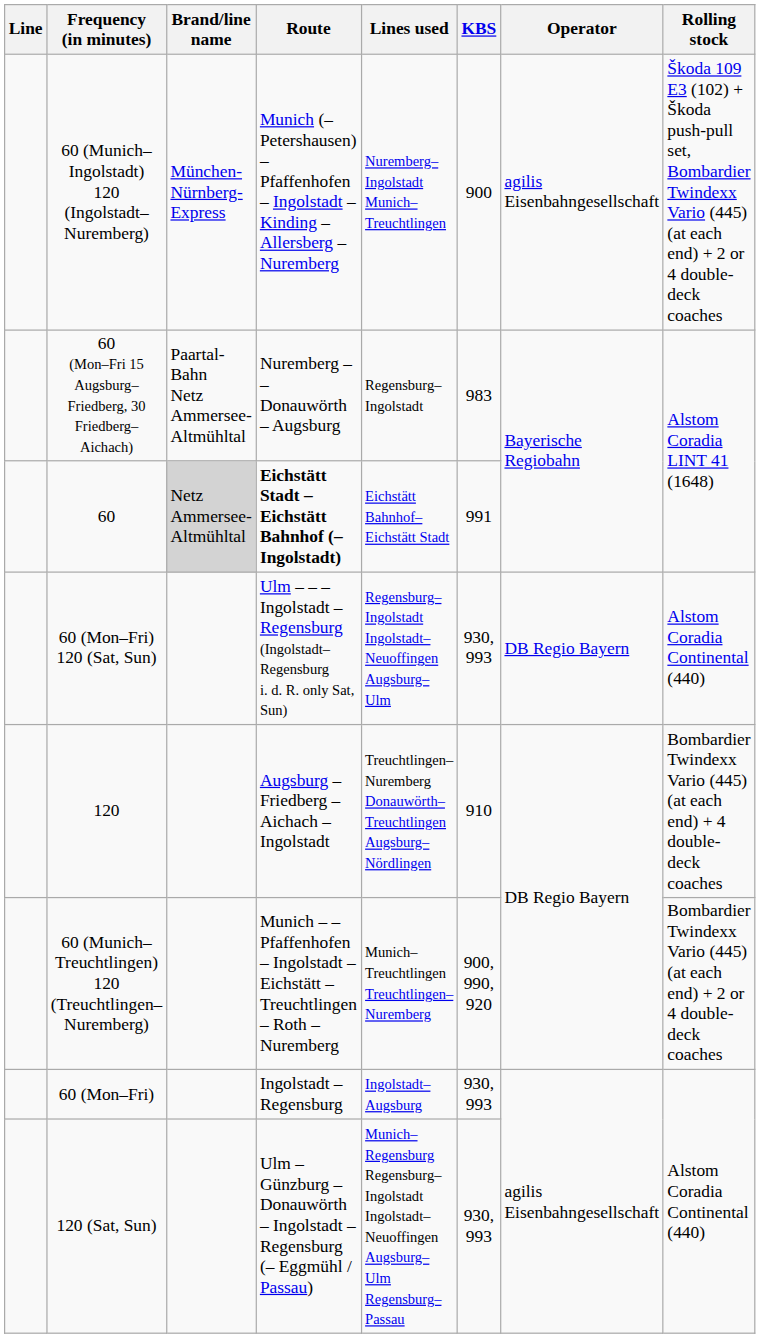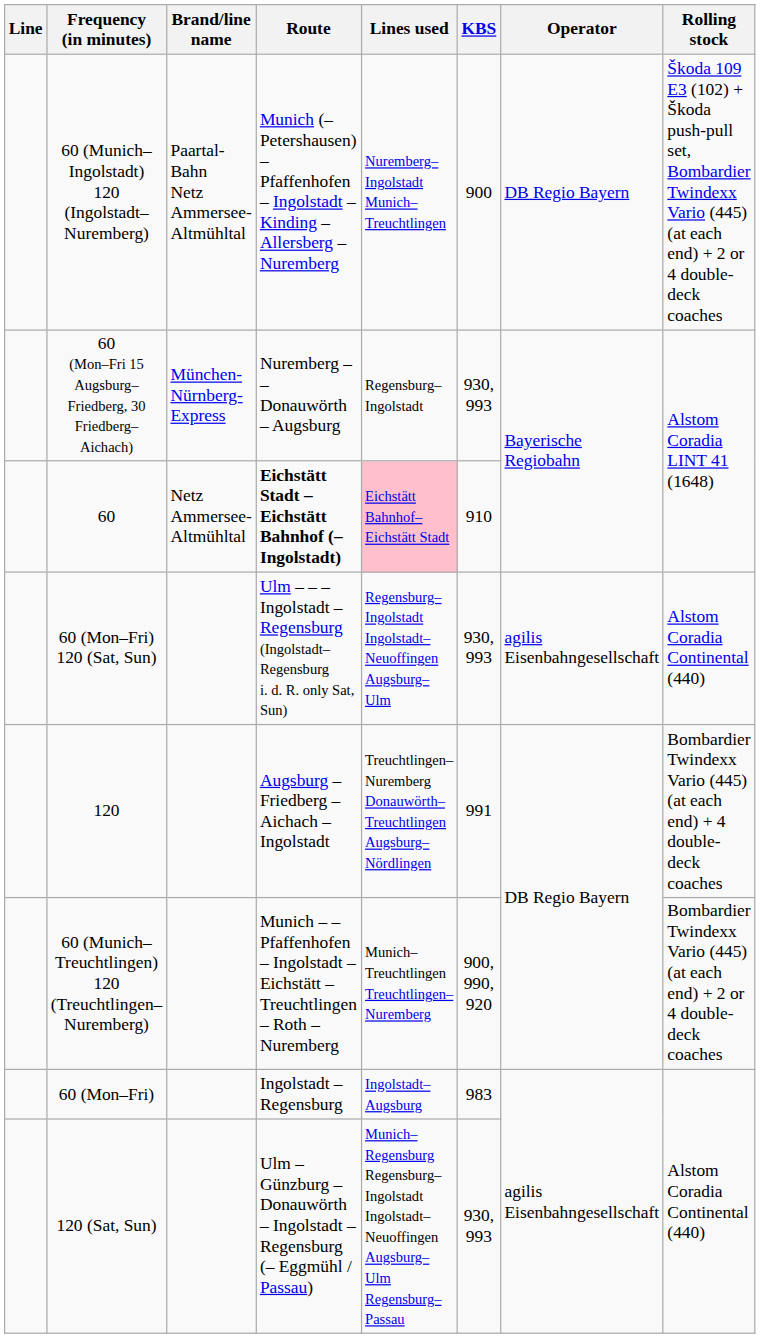(207, 191) München-Nürnberg-Express -> (211, 191) Paartal-Bahn Netz Ammersee-Altmühltal
(582, 191) agilis Eisenbahngesellschaft -> (567, 191) DB Regio Bayern
(211, 395) Paartal-Bahn Netz Ammersee-Altmühltal -> (207, 395) München-Nürnberg-Express
(479, 395) 983 -> (479, 395) 930, 993
(211, 516) lightgrey background -> (211, 516) no background
(407, 516) no background -> (407, 516) pink background
(479, 516) 991 -> (479, 516) 910
(567, 648) DB Regio Bayern -> (582, 648) agilis Eisenbahngesellschaft
(479, 810) 910 -> (479, 810) 991
(479, 1094) 930, 993 -> (479, 1094) 983
